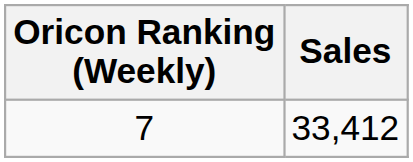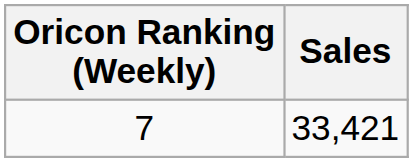(345, 127) 33,412 -> (345, 127) 33,421
